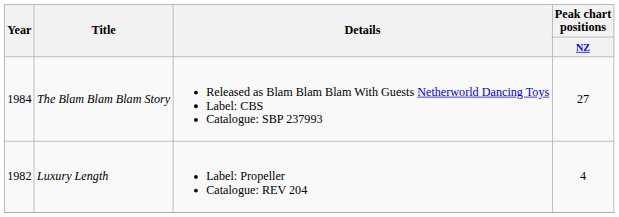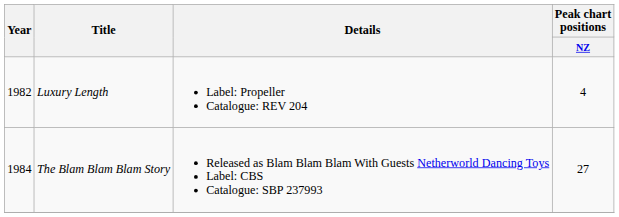rows swapped: (73, 176) <-> (104, 99)
